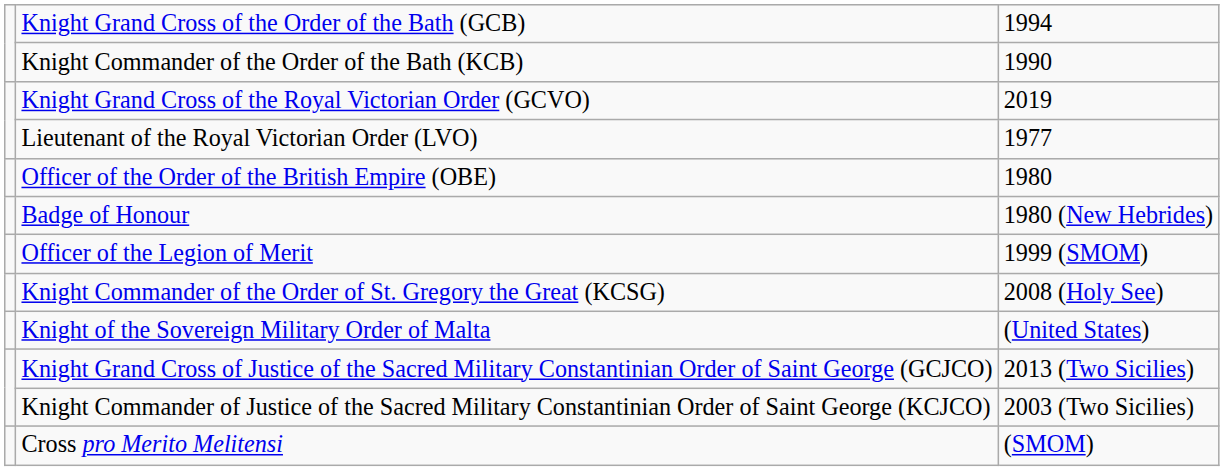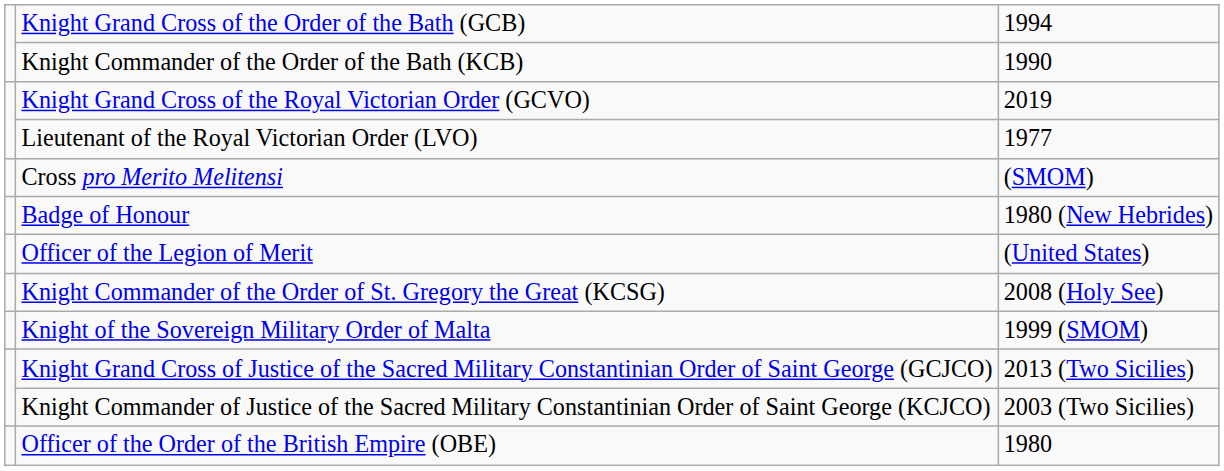rows swapped: (259, 176) <-> (152, 445)
(1076, 253) 1999 (SMOM) -> (1077, 253) (United States)
(1077, 330) (United States) -> (1076, 330) 1999 (SMOM)
